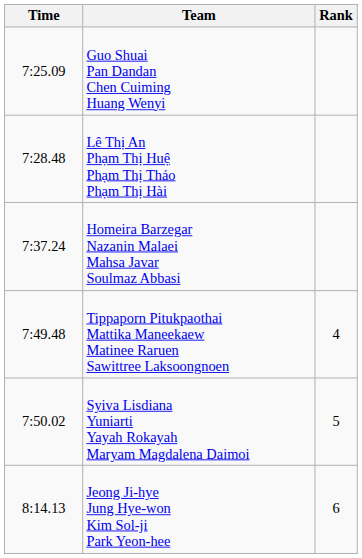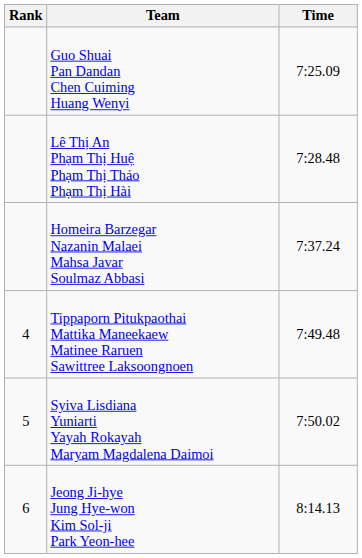columns swapped: (336, 15) <-> (44, 15)
